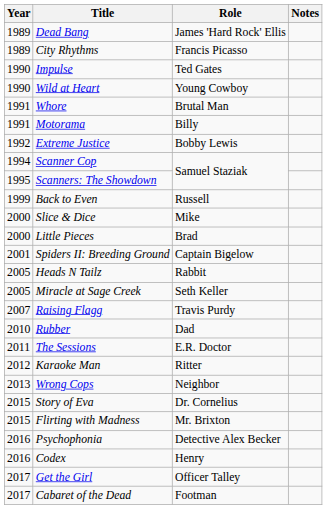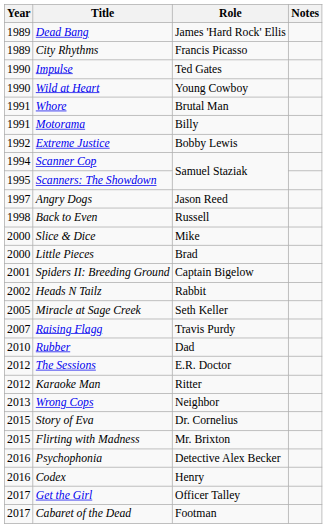+ row: (64, 198)
(19, 198) 1999 -> (19, 217) 1998
(19, 273) 2005 -> (19, 291) 2002
(19, 347) 2011 -> (19, 365) 2012
